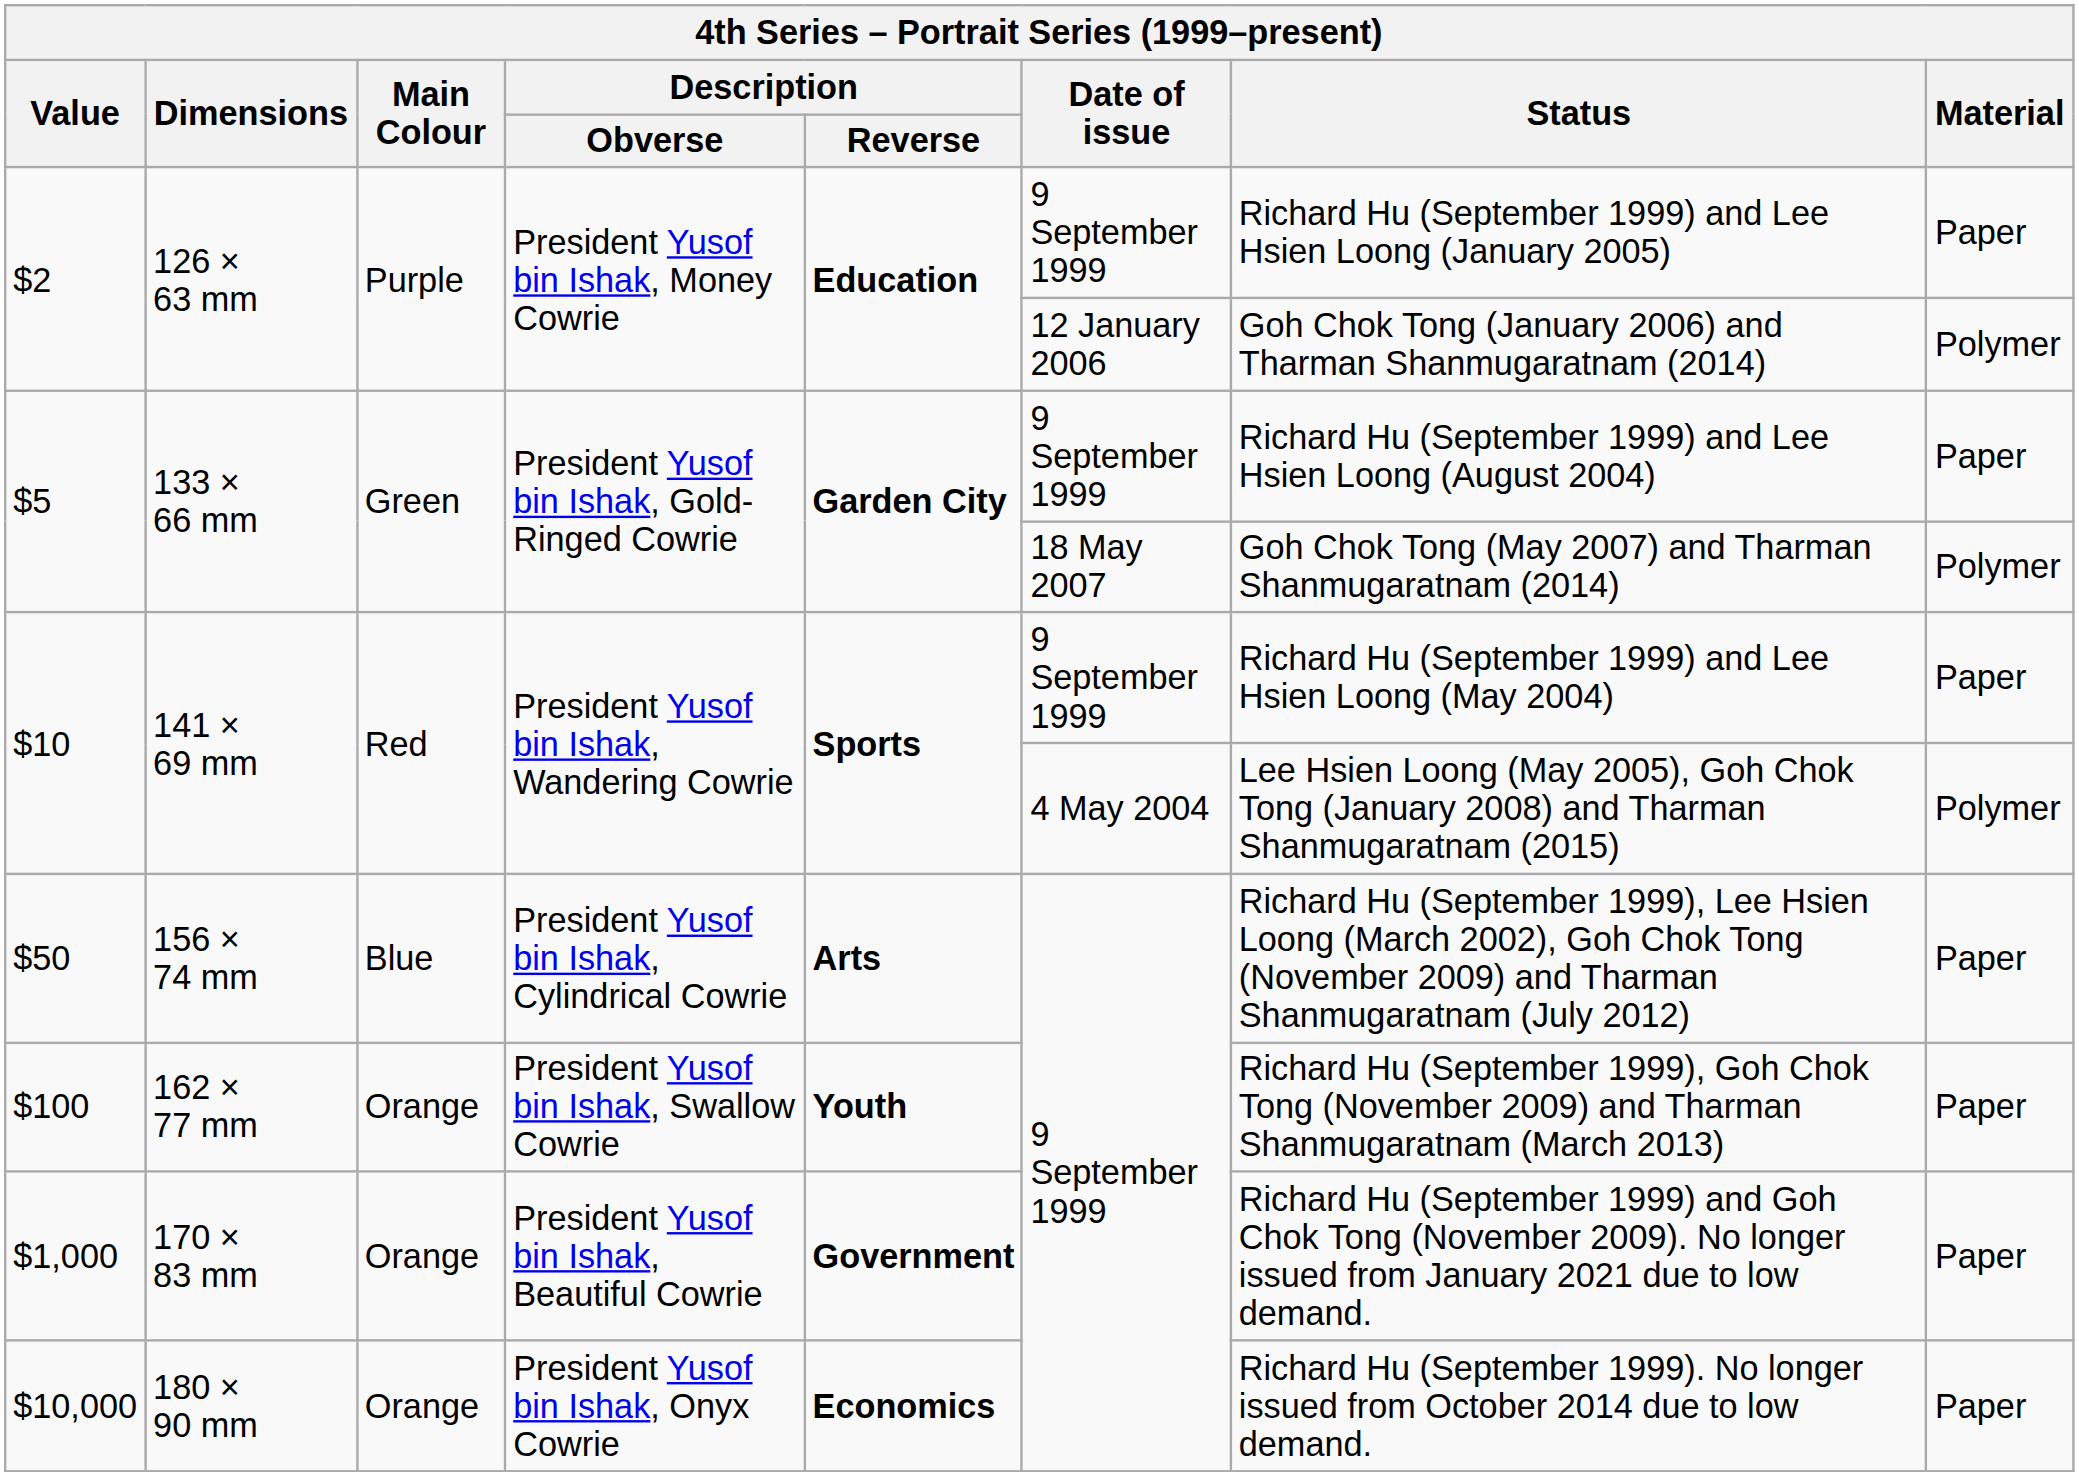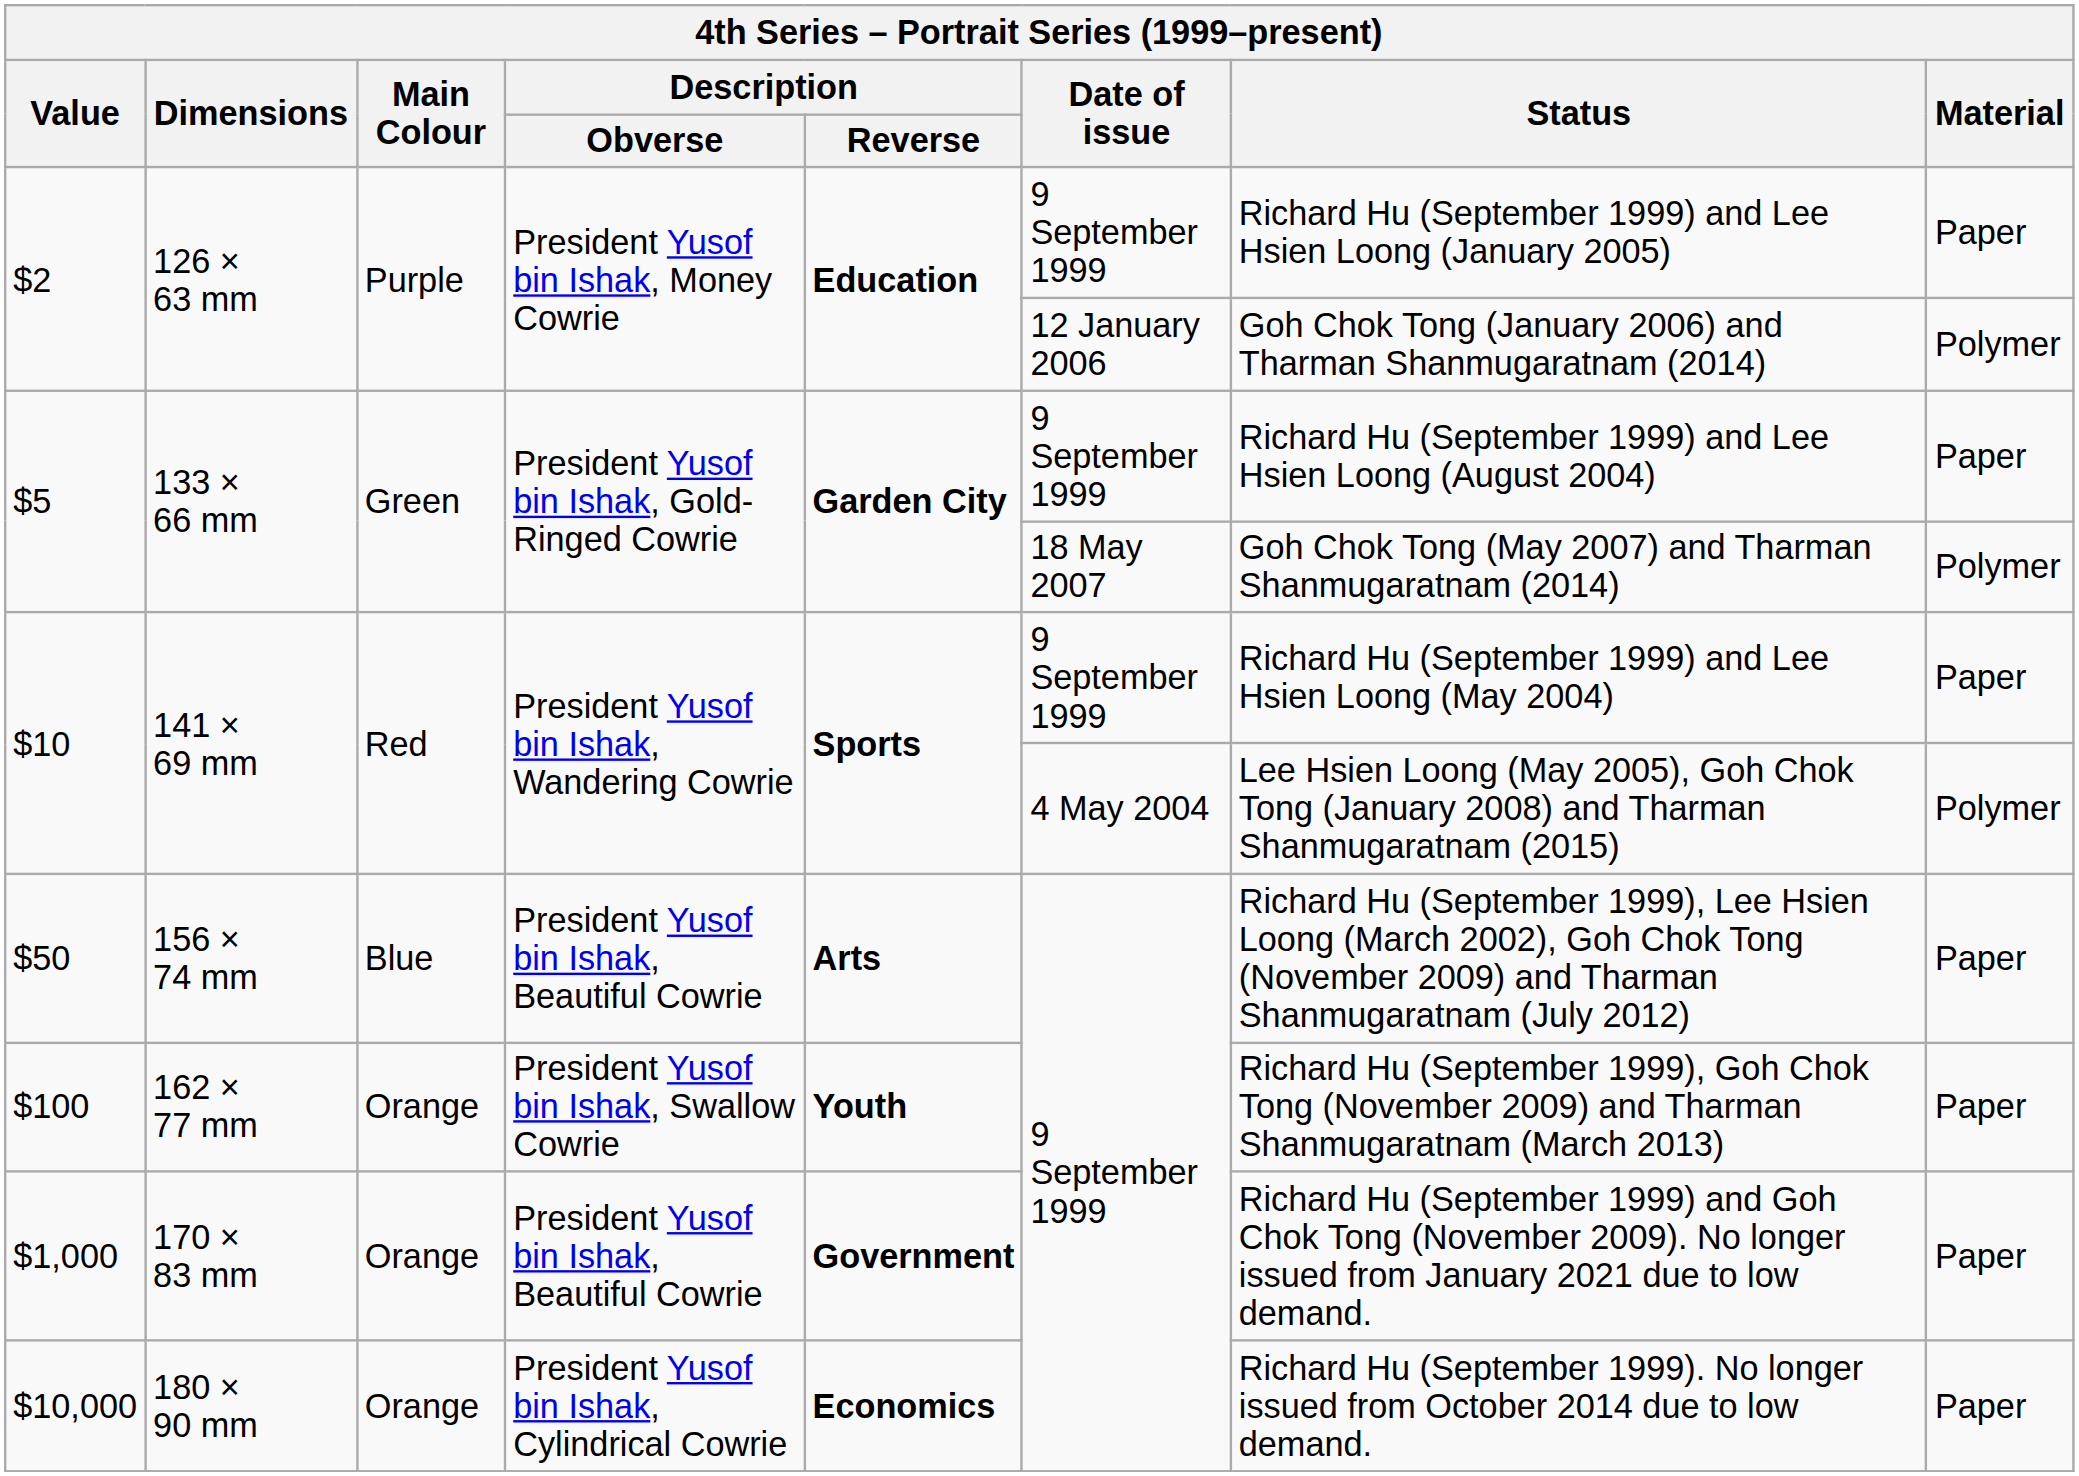(650, 958) President Yusof bin Ishak, Cylindrical Cowrie -> (638, 958) President Yusof bin Ishak, Beautiful Cowrie
(633, 1406) President Yusof bin Ishak, Onyx Cowrie -> (650, 1406) President Yusof bin Ishak, Cylindrical Cowrie
